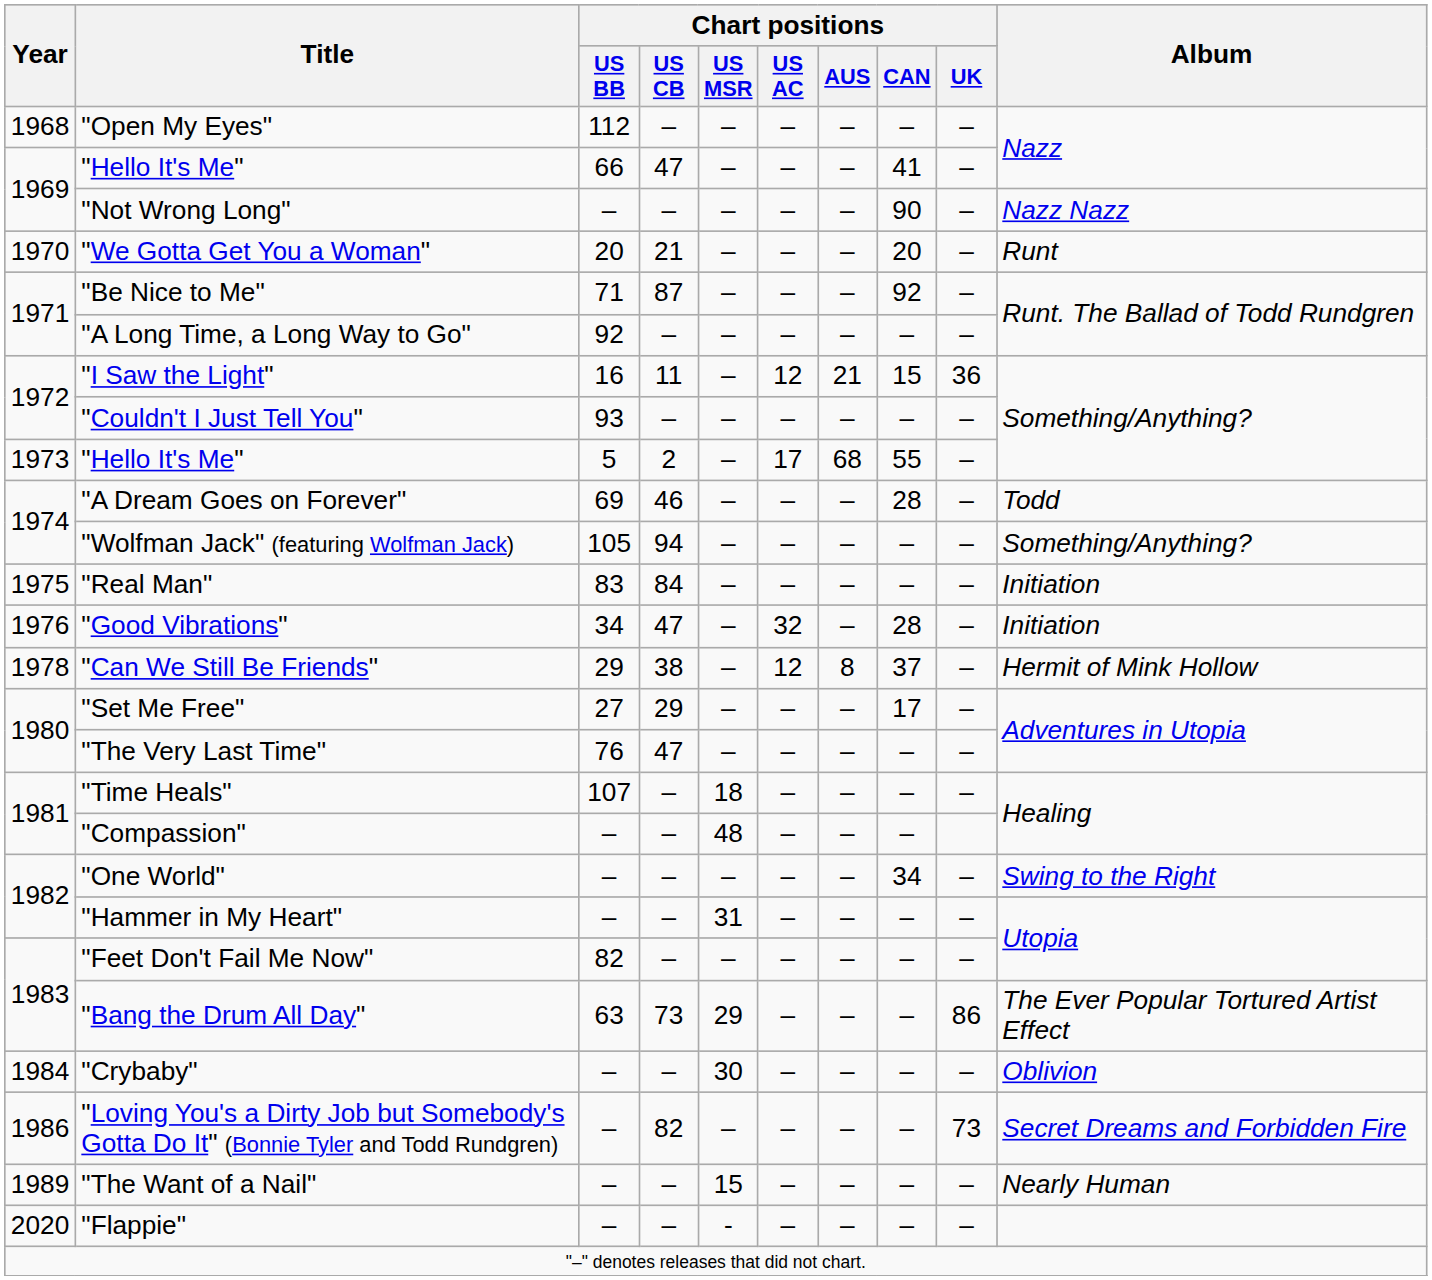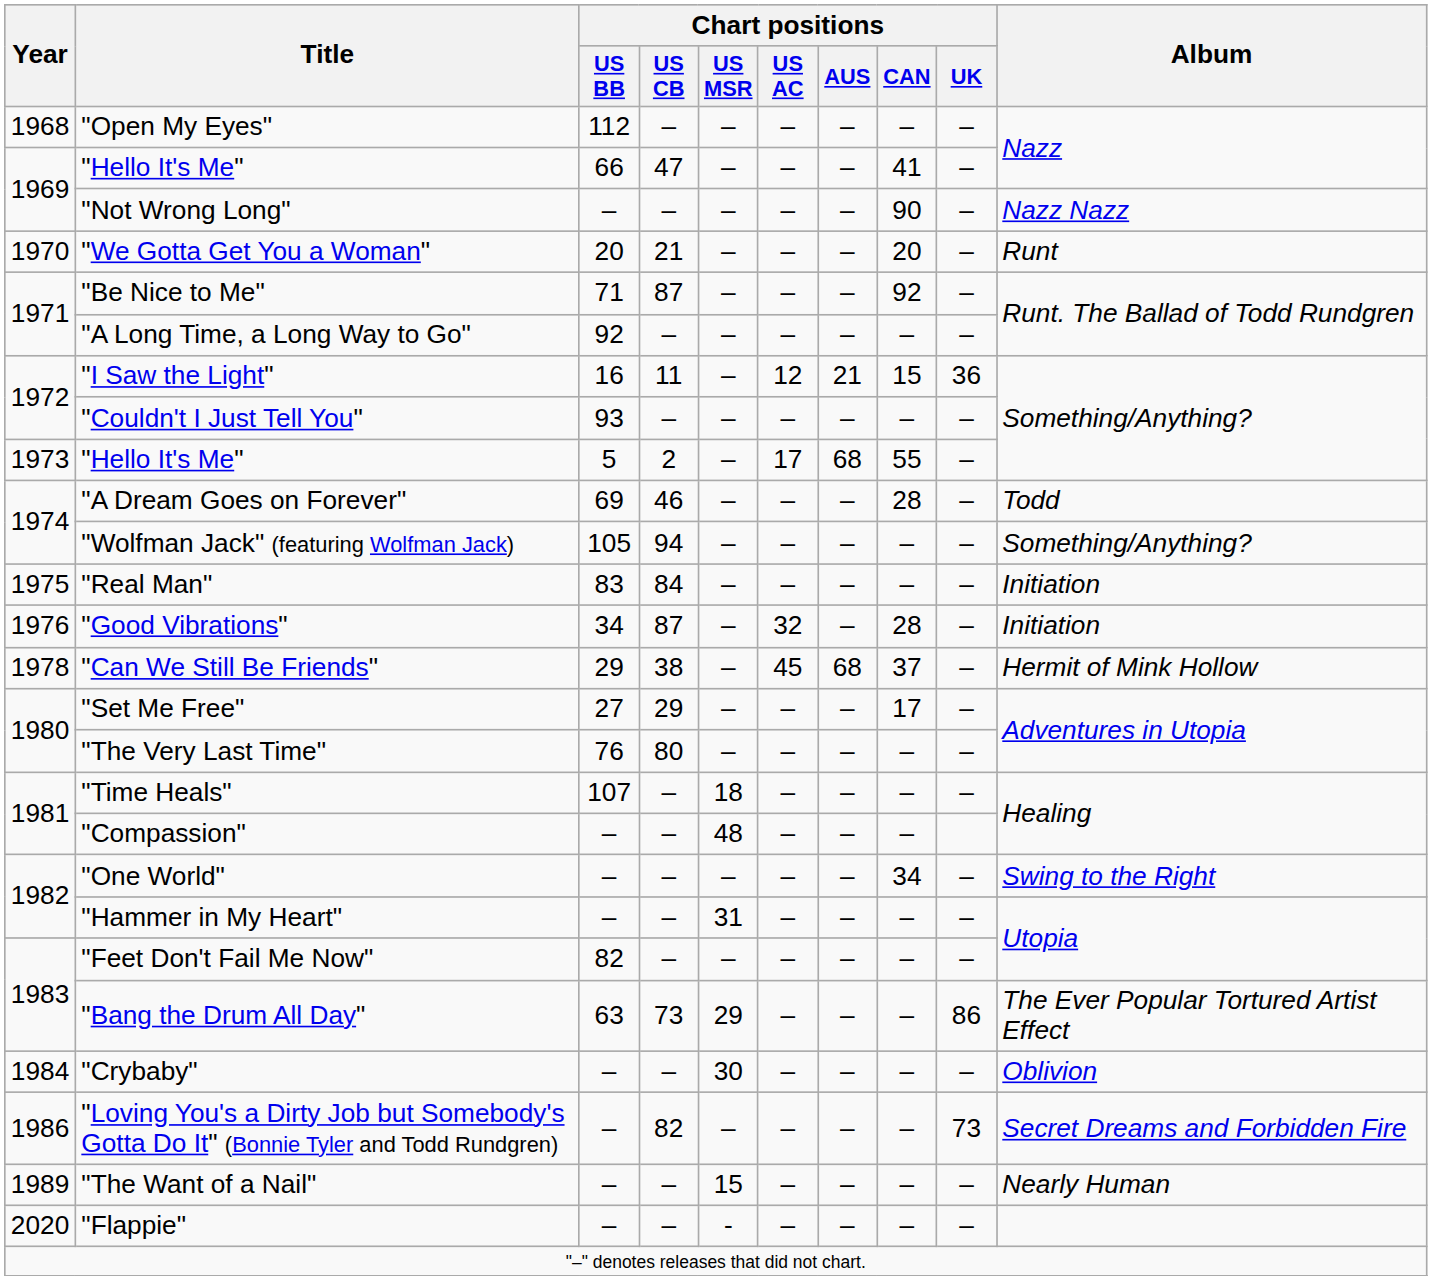(669, 625) 47 -> (669, 625) 87
(788, 667) 12 -> (788, 667) 45
(847, 667) 8 -> (847, 667) 68
(669, 750) 47 -> (669, 750) 80
